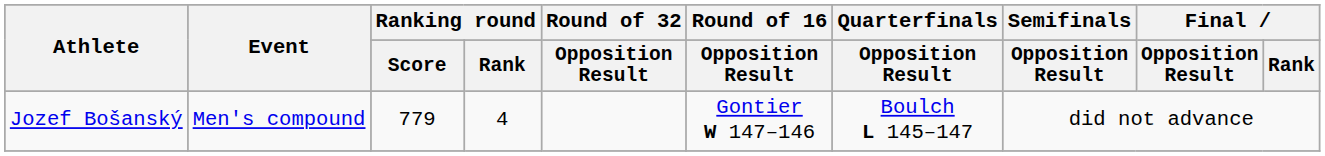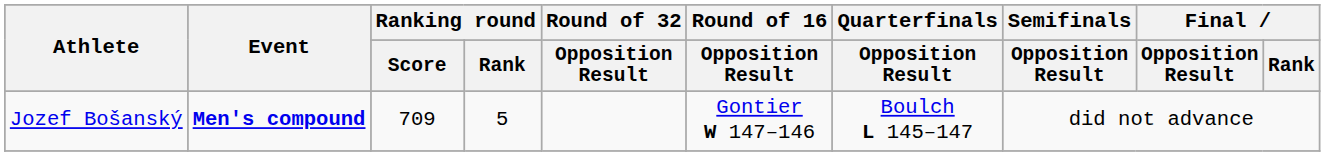(279, 121) normal -> (279, 121) bold
(417, 121) 779 -> (417, 121) 709
(502, 121) 4 -> (502, 121) 5
